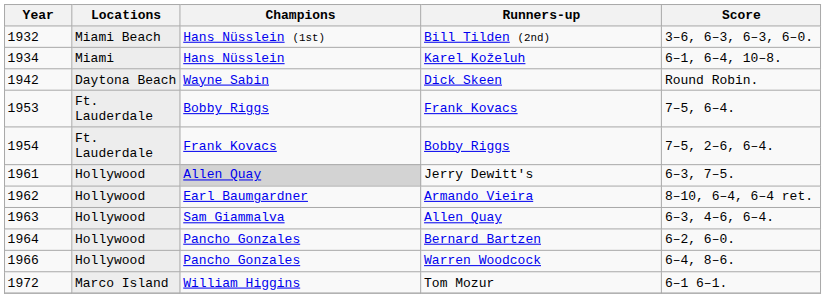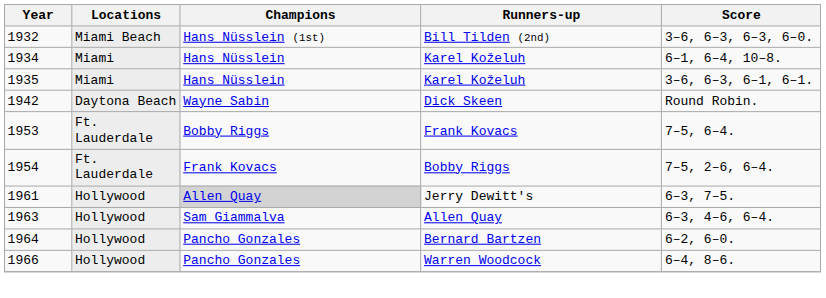+ row: (23, 80)
- row: (23, 196)
- row: (23, 282)
